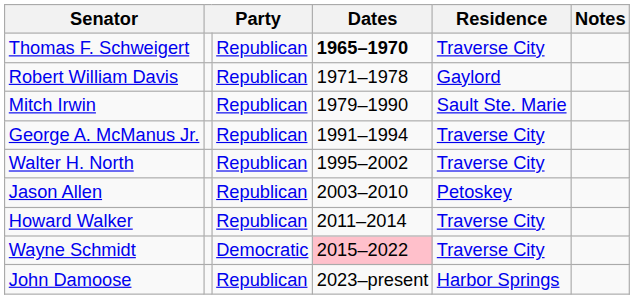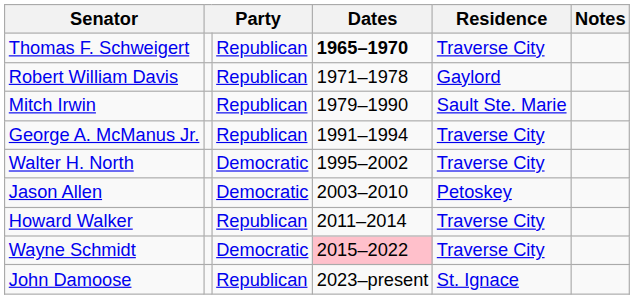(262, 163) Republican -> (262, 163) Democratic
(262, 192) Republican -> (262, 192) Democratic
(498, 279) Harbor Springs -> (478, 279) St. Ignace
